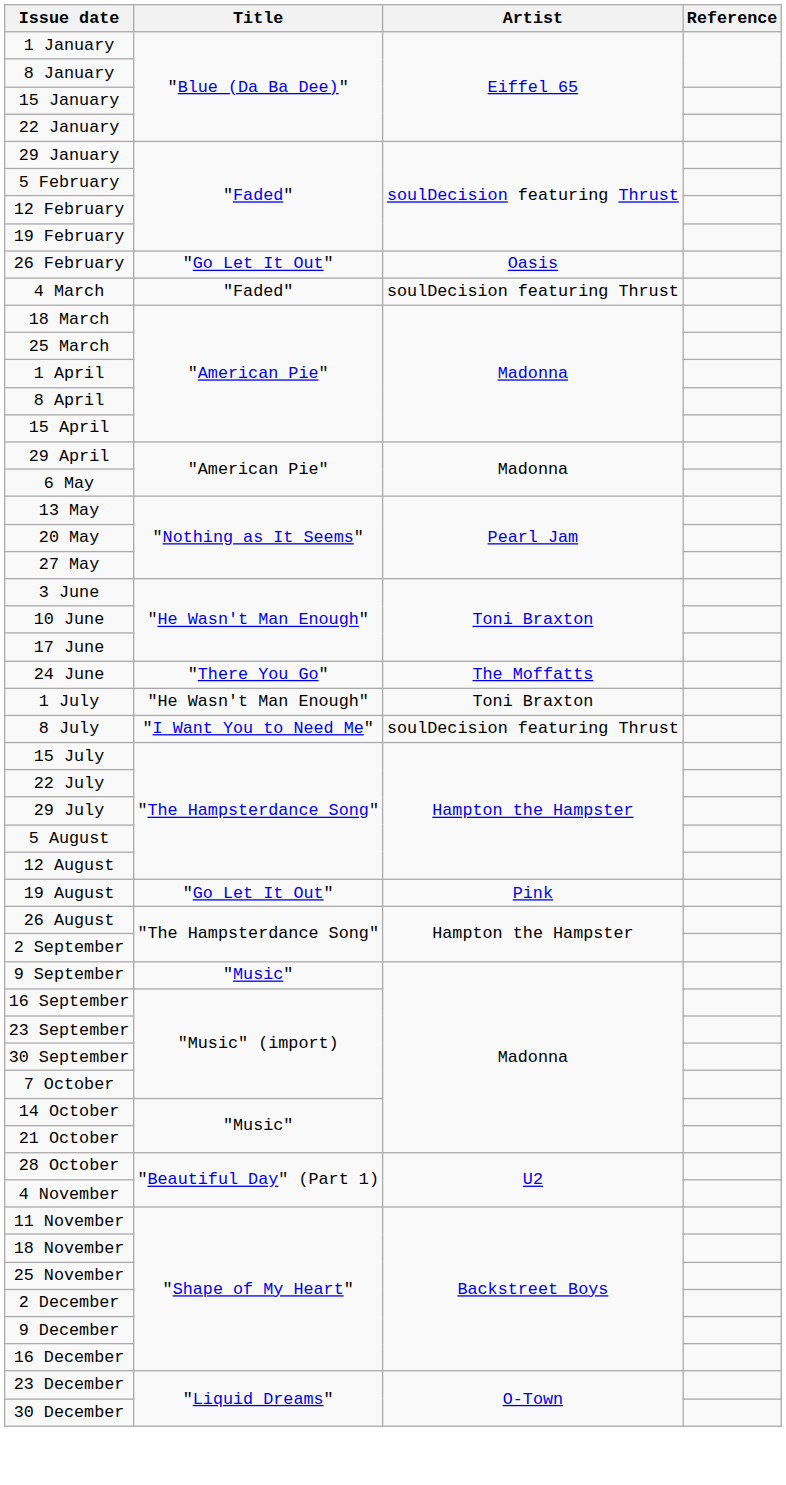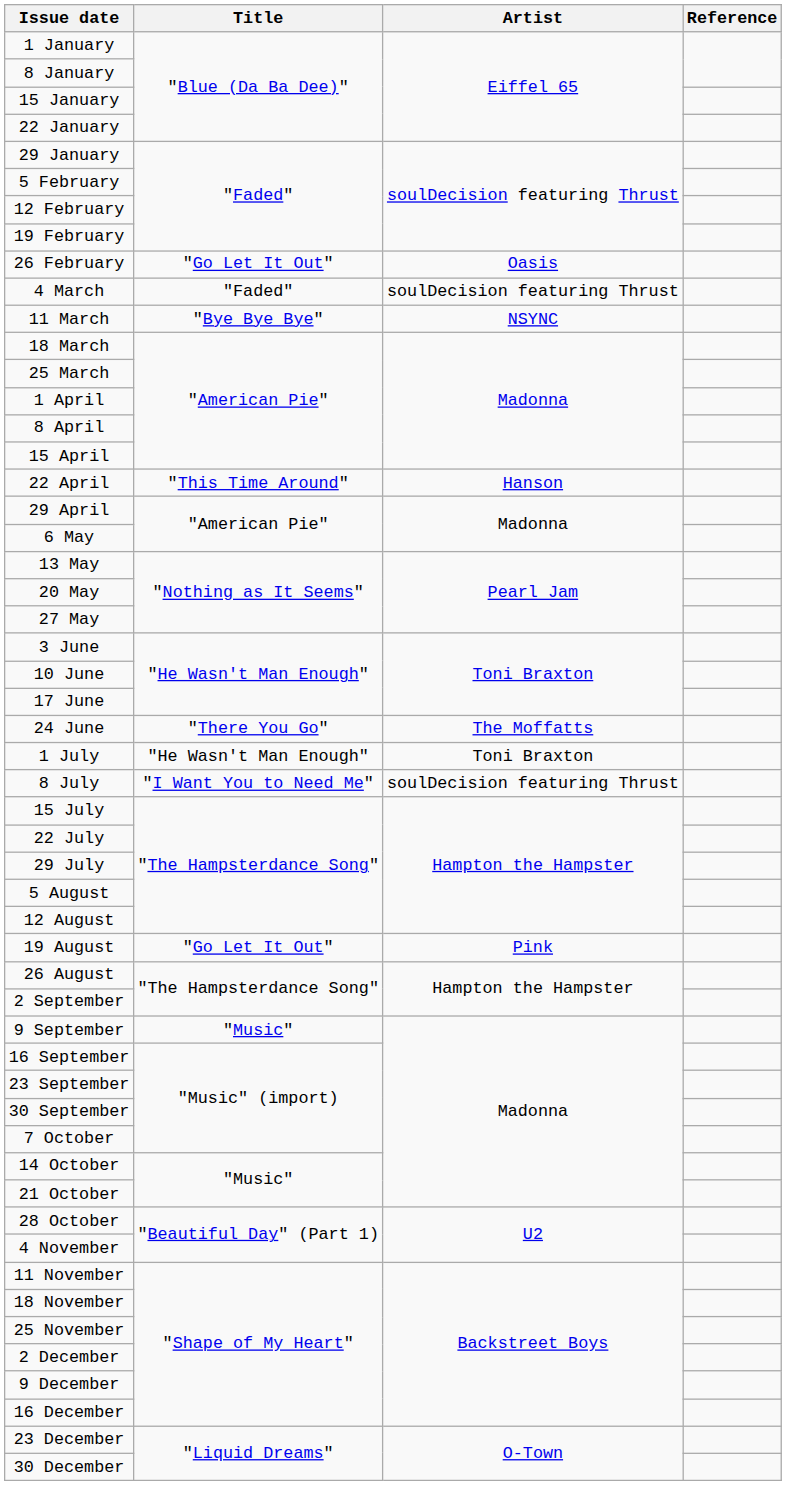+ row: (69, 319)
+ row: (69, 483)
